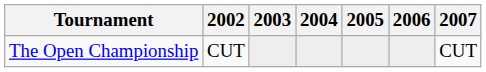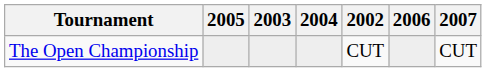columns swapped: (226, 20) <-> (365, 20)
